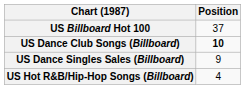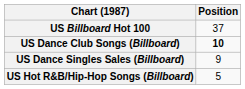(218, 76) 4 -> (218, 76) 5
